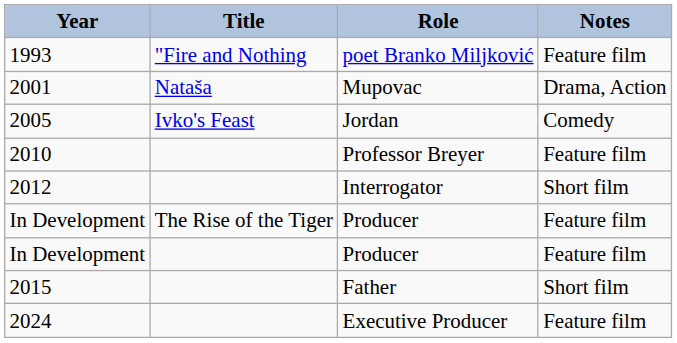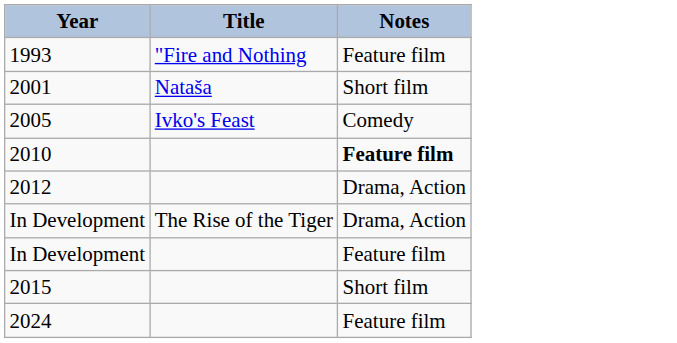- column: (438, 21)
(605, 87) Drama, Action -> (385, 87) Short film
(595, 154) normal -> (398, 154) bold
(586, 187) Short film -> (404, 187) Drama, Action
(595, 220) Feature film -> (404, 220) Drama, Action
